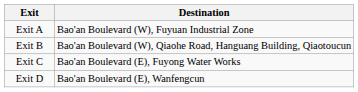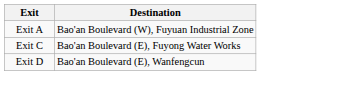- row: (29, 45)
